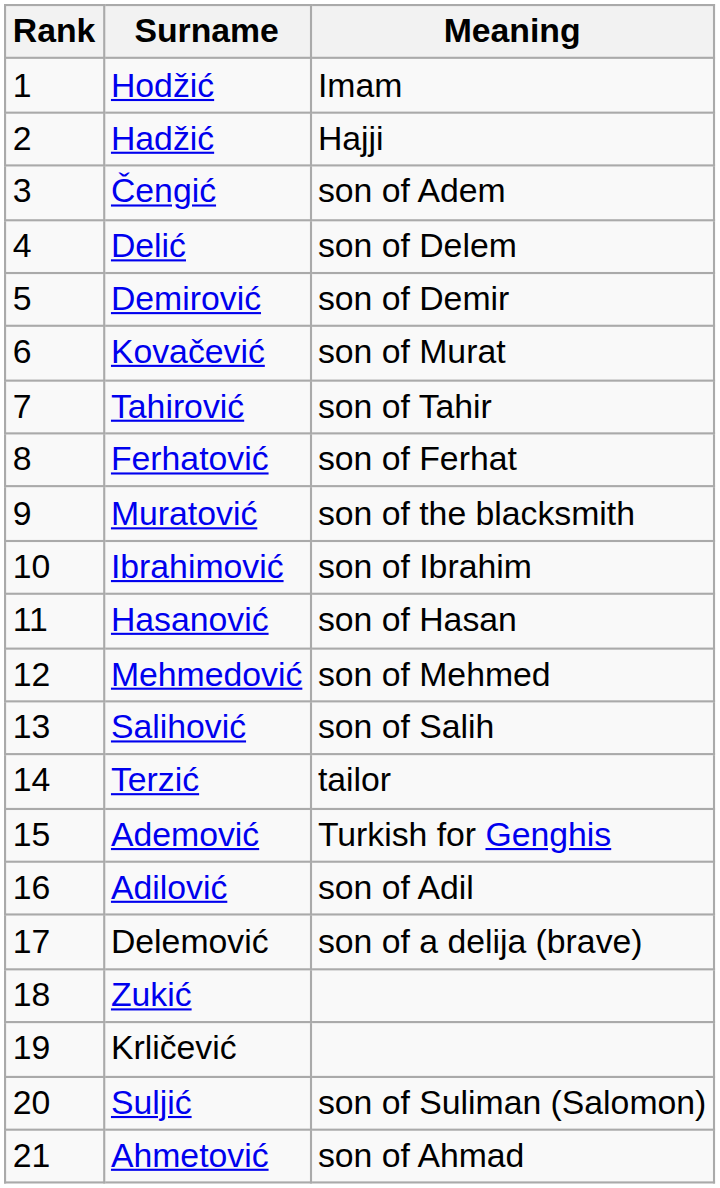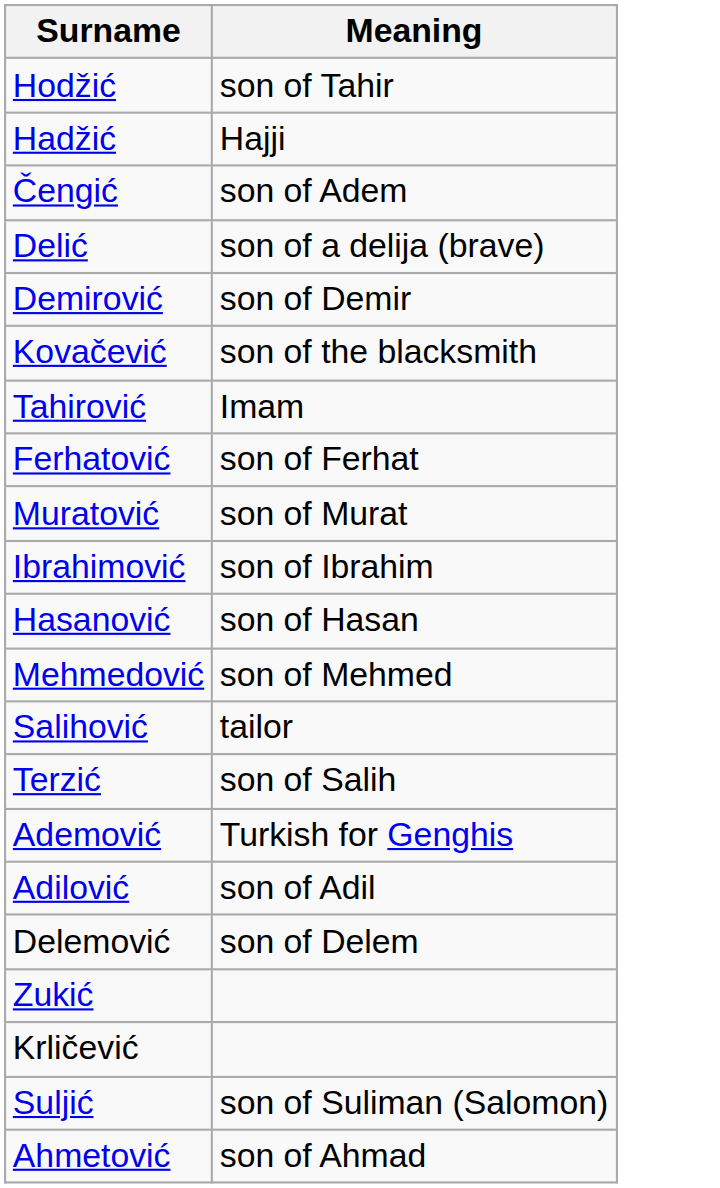- column: (54, 31)
(360, 84) Imam -> (307, 84) son of Tahir
(417, 245) son of Delem -> (382, 245) son of a delija (brave)
(412, 352) son of Murat -> (378, 352) son of the blacksmith
(405, 406) son of Tahir -> (262, 406) Imam
(476, 513) son of the blacksmith -> (314, 513) son of Murat
(406, 727) son of Salih -> (256, 727) tailor
(354, 780) tailor -> (308, 780) son of Salih
(480, 941) son of a delija (brave) -> (319, 941) son of Delem
